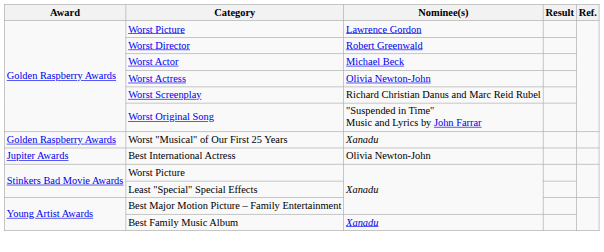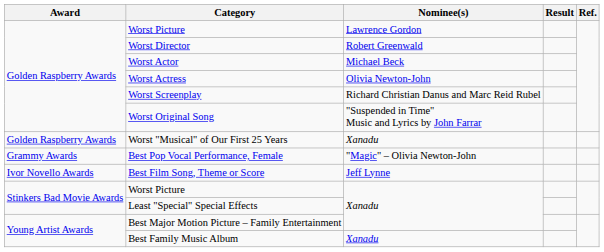+ row: (205, 156)
+ row: (196, 172)
- row: (182, 156)
